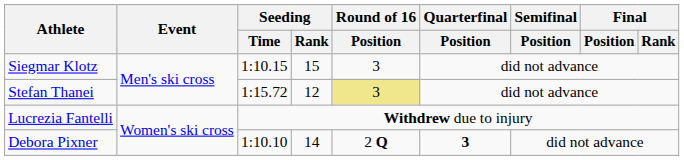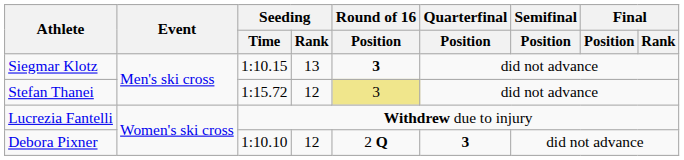(312, 67) 15 -> (312, 67) 13
(376, 67) normal -> (376, 67) bold
(312, 143) 14 -> (312, 143) 12
